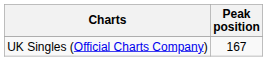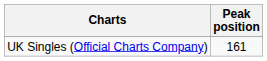(237, 46) 167 -> (237, 46) 161
